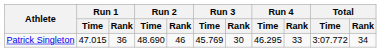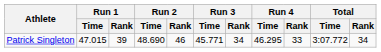(122, 41) 36 -> (122, 41) 39
(209, 41) 45.769 -> (209, 41) 45.771
(239, 41) 30 -> (239, 41) 34
